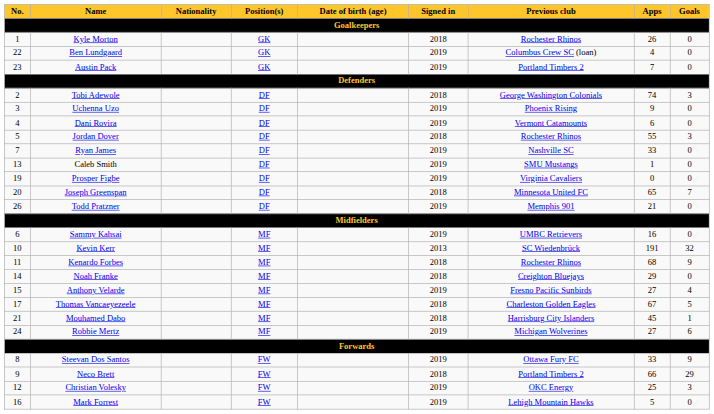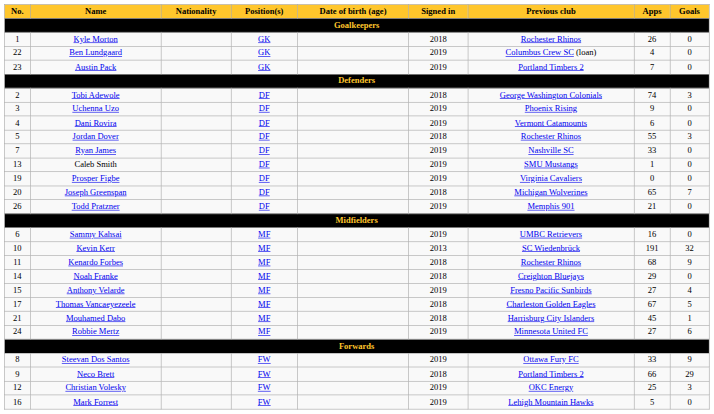(551, 192) Minnesota United FC -> (551, 192) Michigan Wolverines
(551, 332) Michigan Wolverines -> (551, 332) Minnesota United FC
